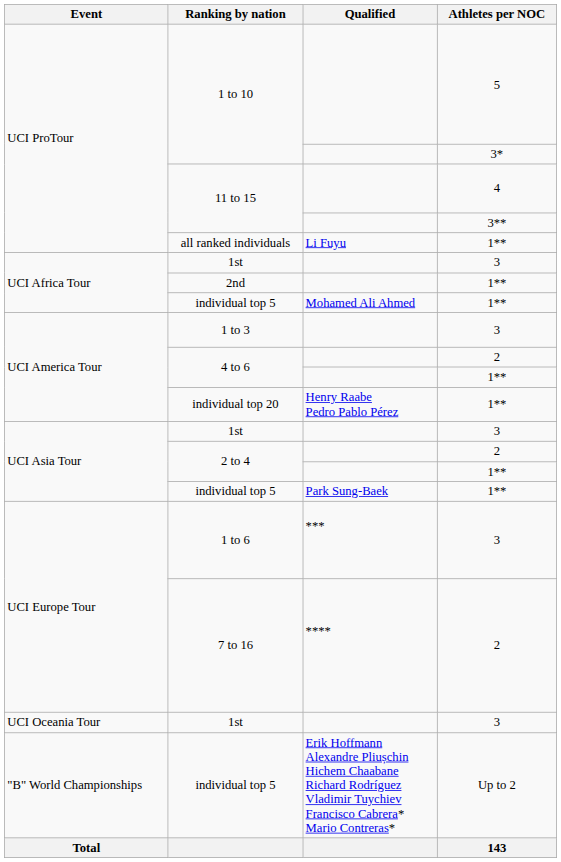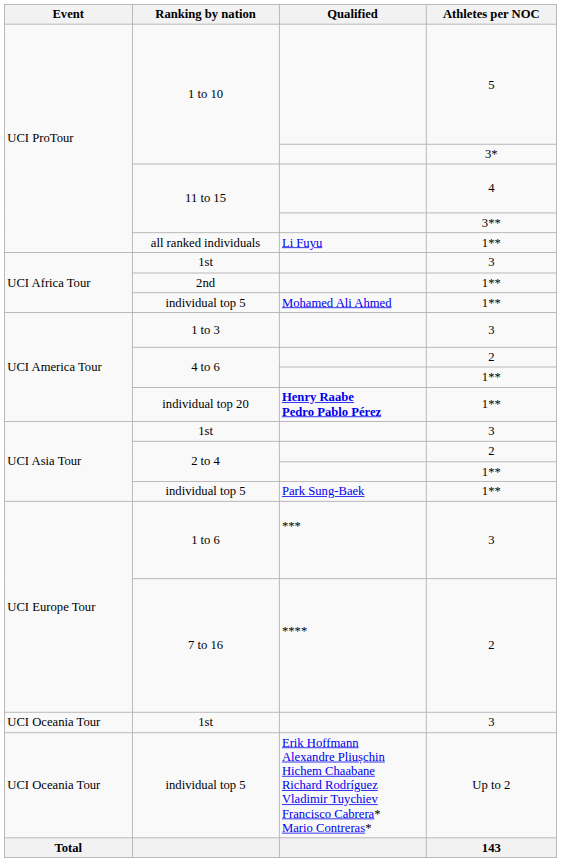(352, 404) normal -> (332, 404) bold
(75, 785) "B" World Championships -> (54, 785) UCI Oceania Tour
